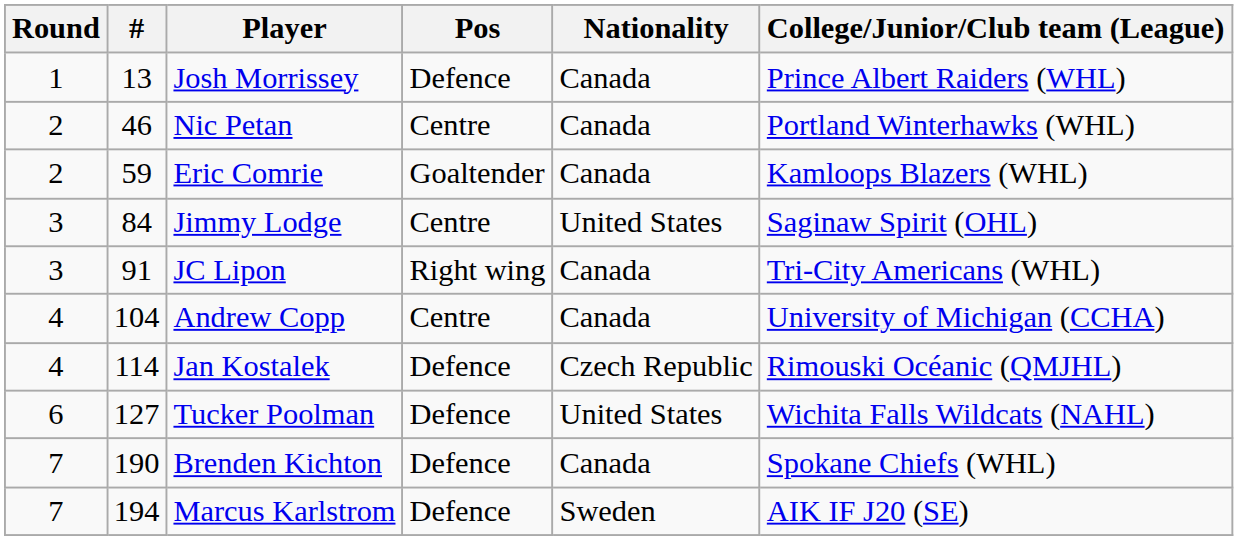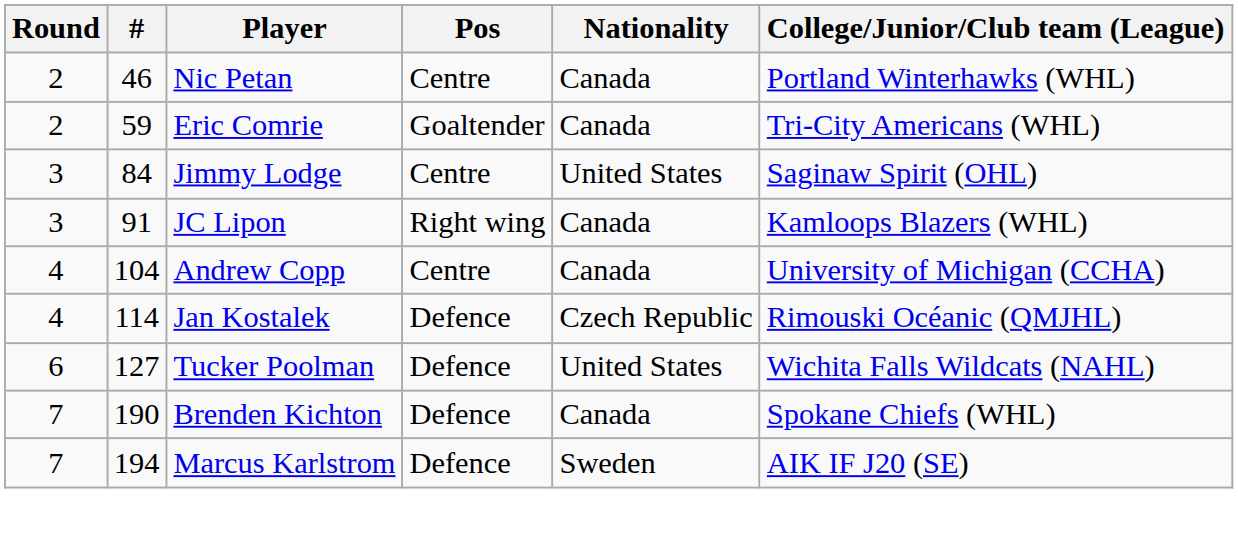- row: (266, 76)
(927, 173) Kamloops Blazers (WHL) -> (933, 125) Tri-City Americans (WHL)
(933, 269) Tri-City Americans (WHL) -> (927, 221) Kamloops Blazers (WHL)
